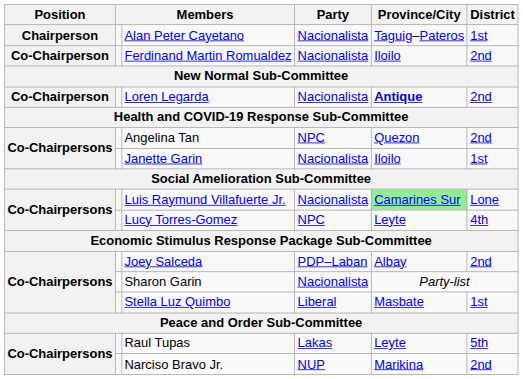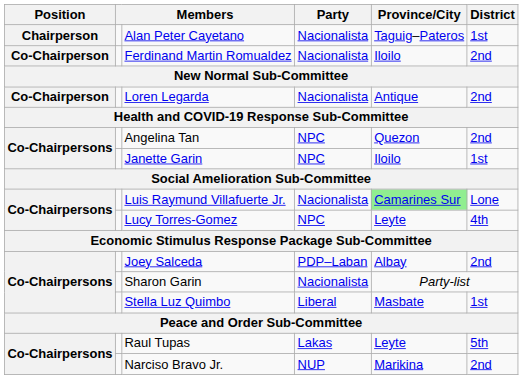(398, 96) bold -> (396, 96) normal
(333, 158) Nacionalista -> (311, 158) NPC
